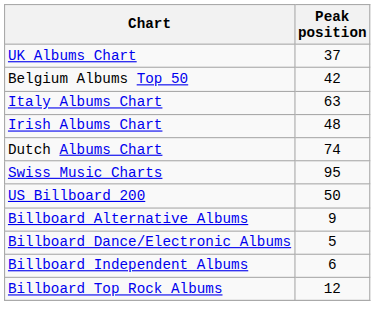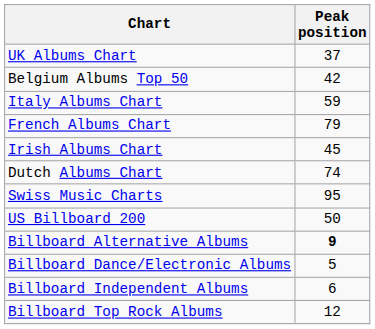(332, 103) 63 -> (332, 103) 59
+ row: (89, 126)
(332, 126) 48 -> (332, 149) 45
(332, 219) normal -> (332, 242) bold
